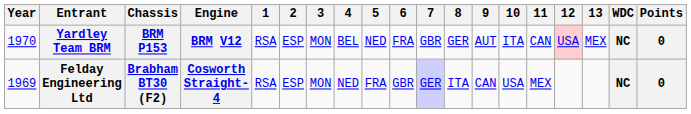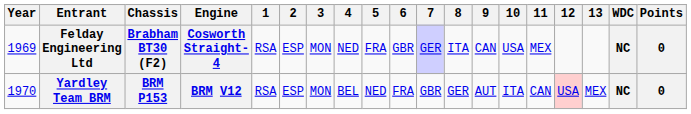rows swapped: (82, 84) <-> (82, 42)
